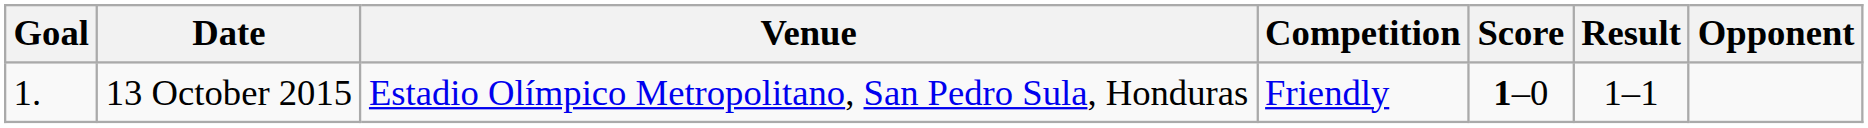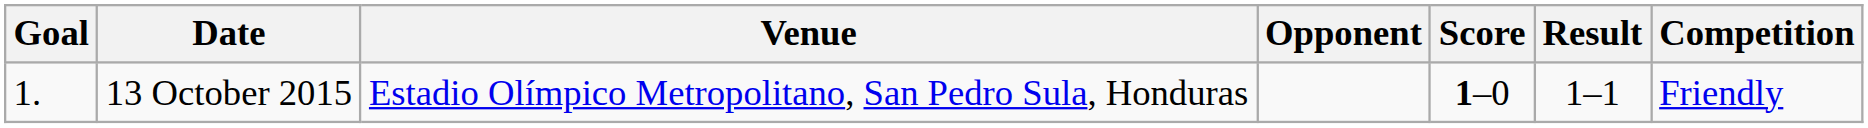columns swapped: (1776, 33) <-> (1363, 33)
